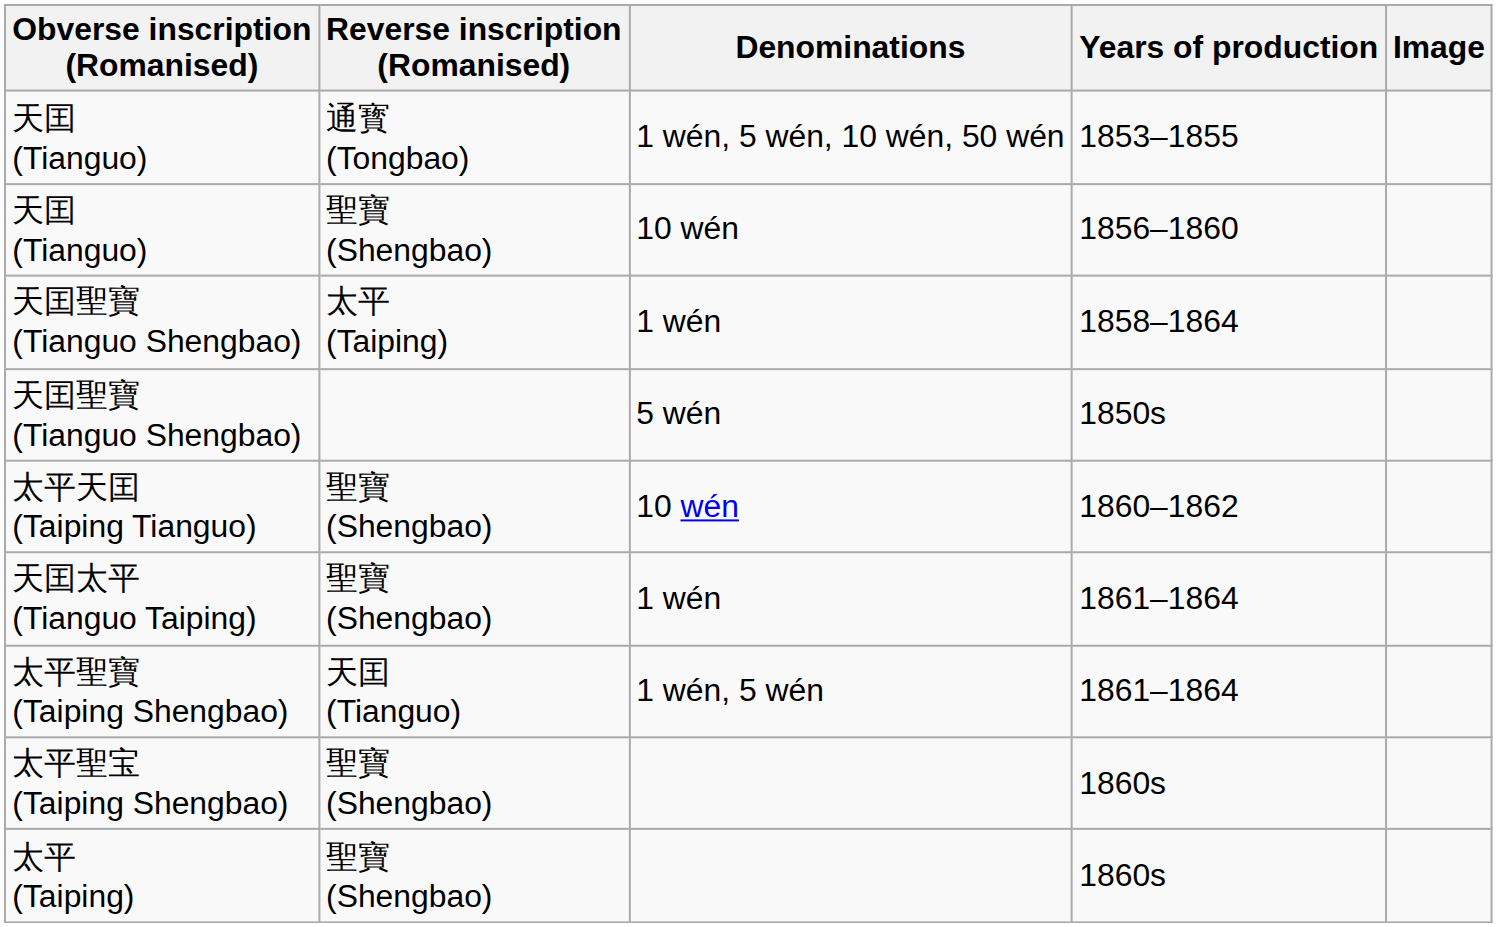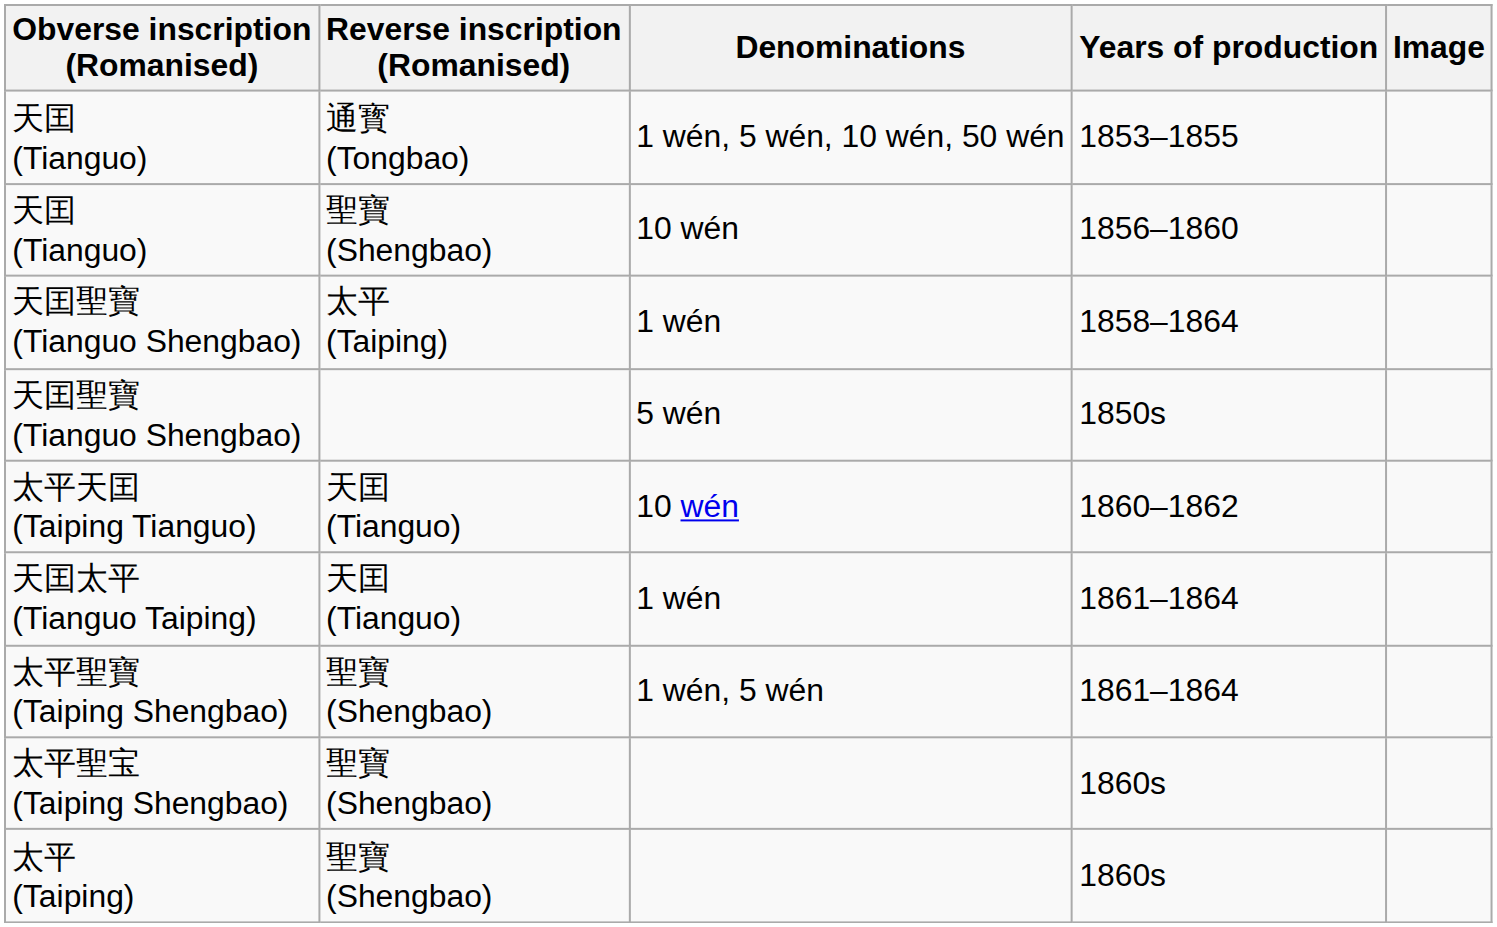(409, 507) 聖寶 (Shengbao) -> (394, 507) 天囯 (Tianguo)
(409, 599) 聖寶 (Shengbao) -> (394, 599) 天囯 (Tianguo)
(394, 691) 天囯 (Tianguo) -> (409, 691) 聖寶 (Shengbao)
